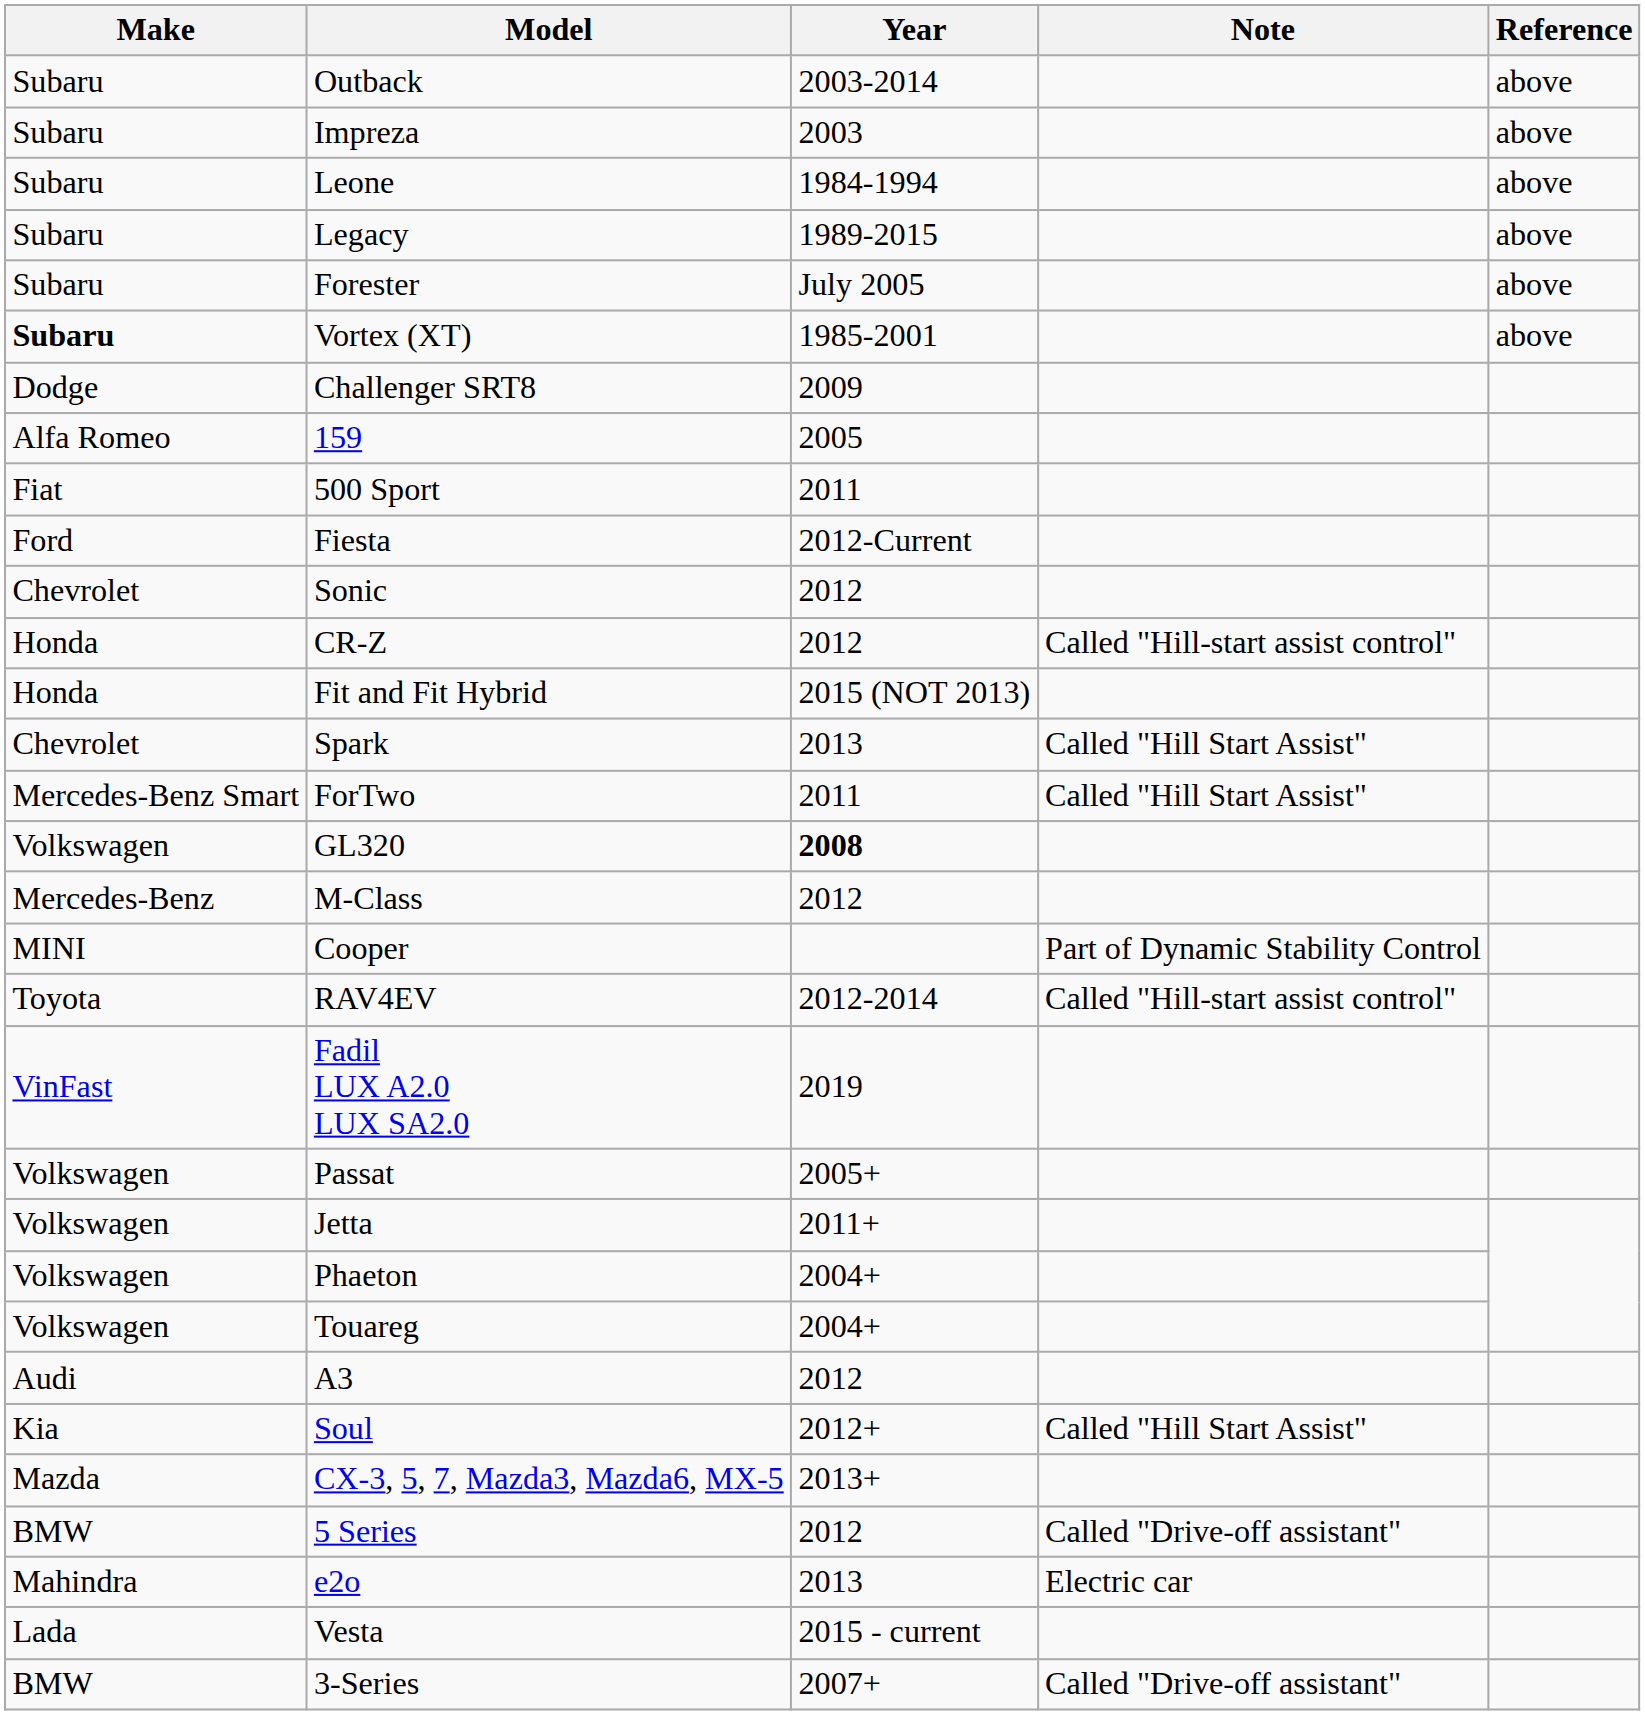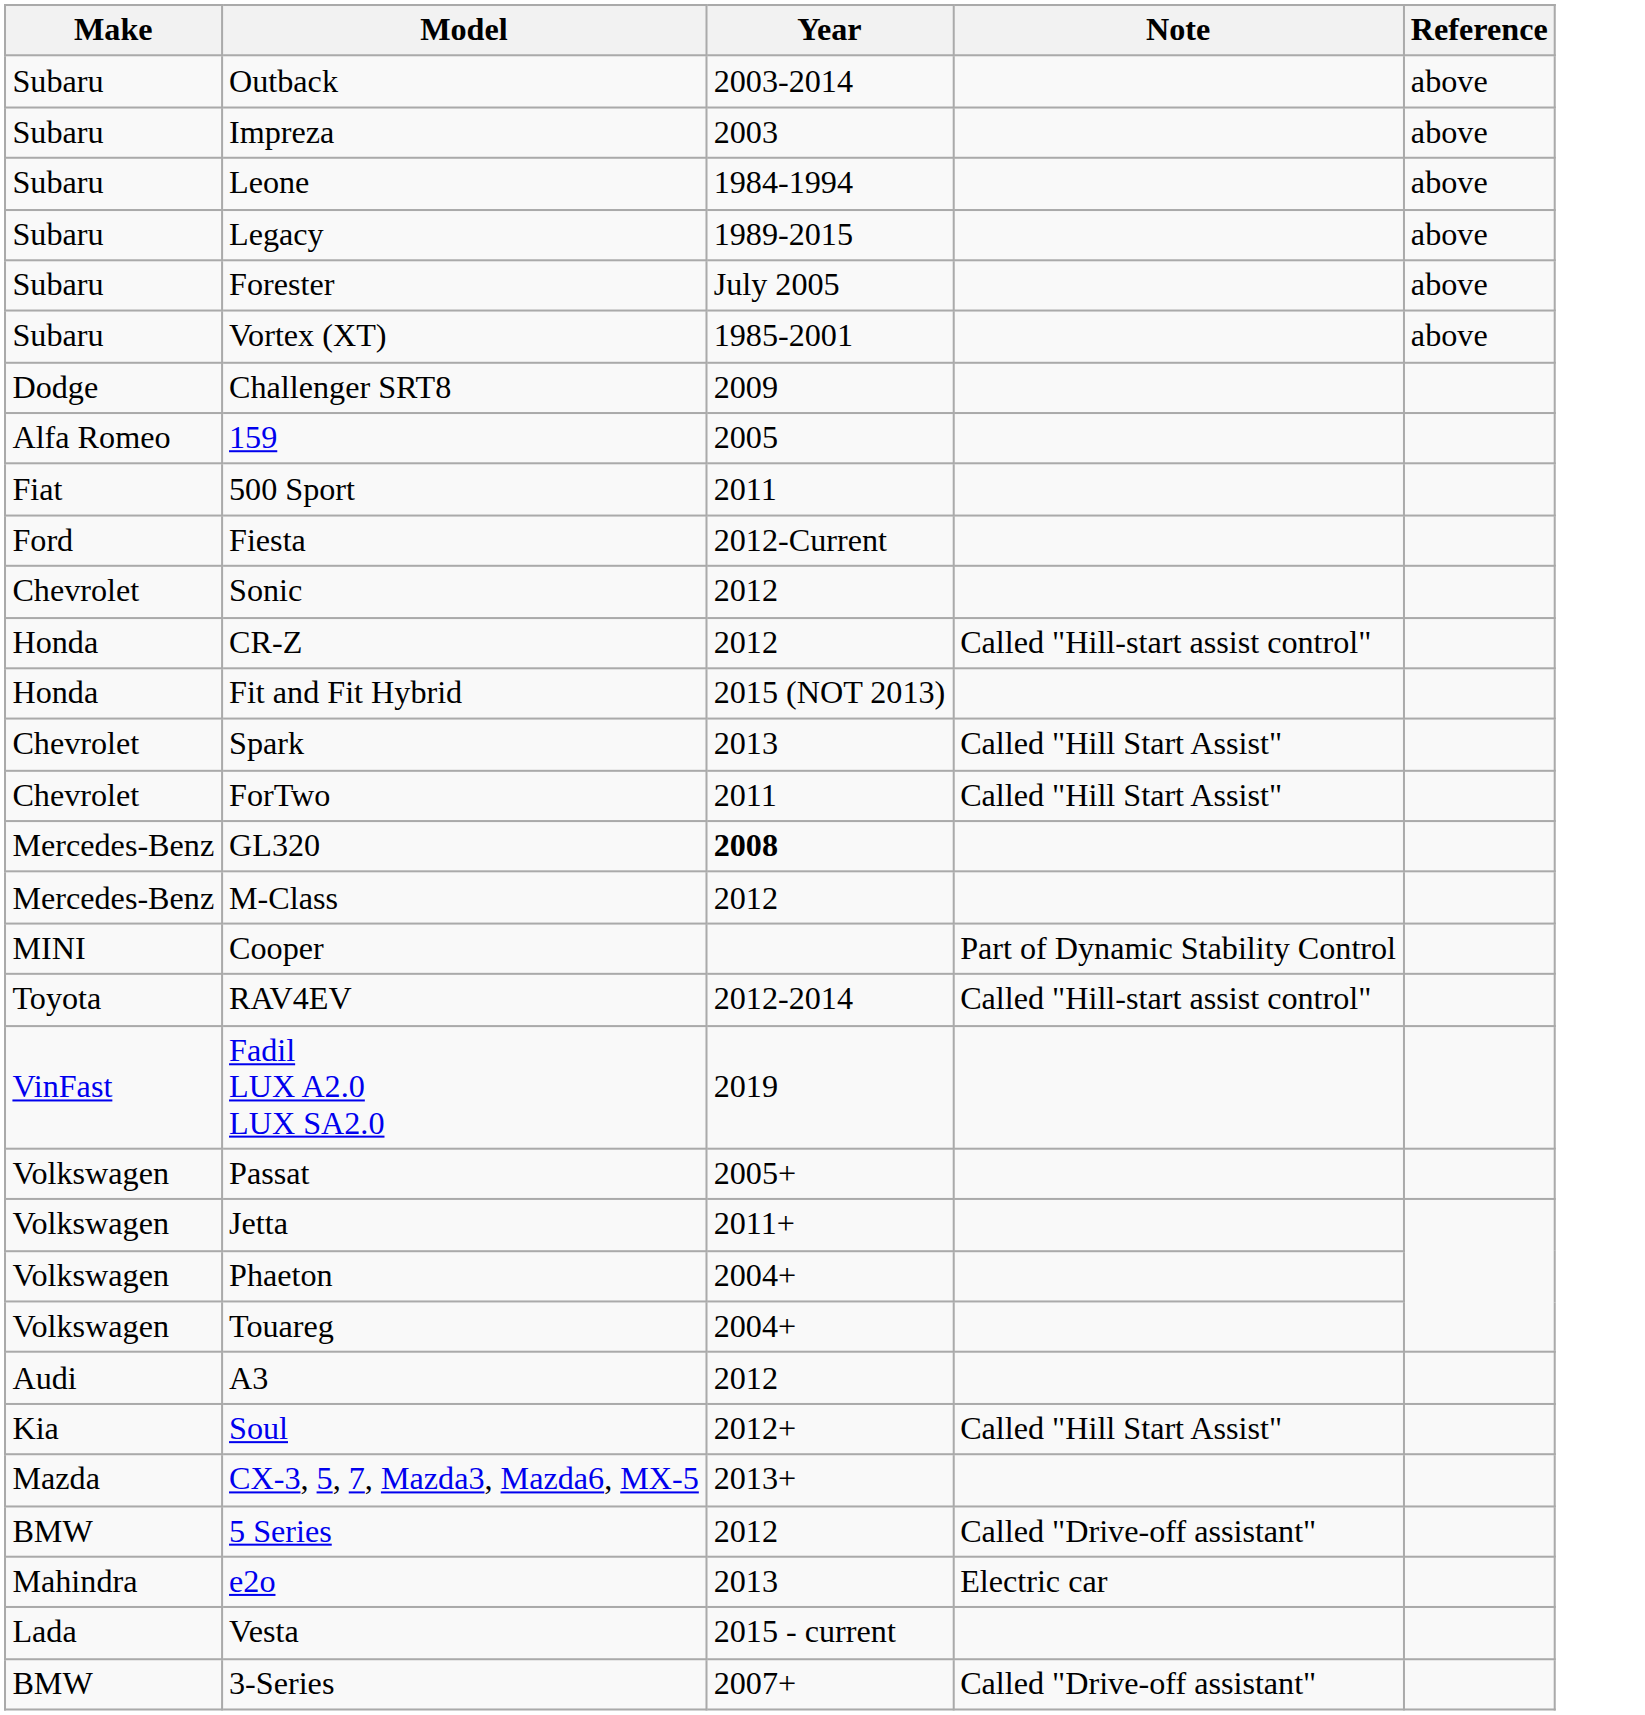(63, 336) bold -> (58, 336) normal
(156, 795) Mercedes-Benz Smart -> (76, 795) Chevrolet
(91, 846) Volkswagen -> (113, 846) Mercedes-Benz
